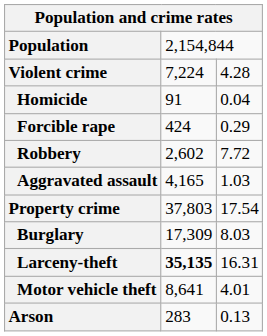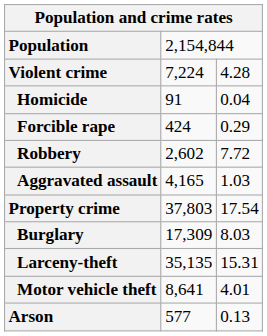(189, 262) bold -> (189, 262) normal
(239, 262) 16.31 -> (239, 262) 15.31
(178, 316) 283 -> (178, 316) 577
